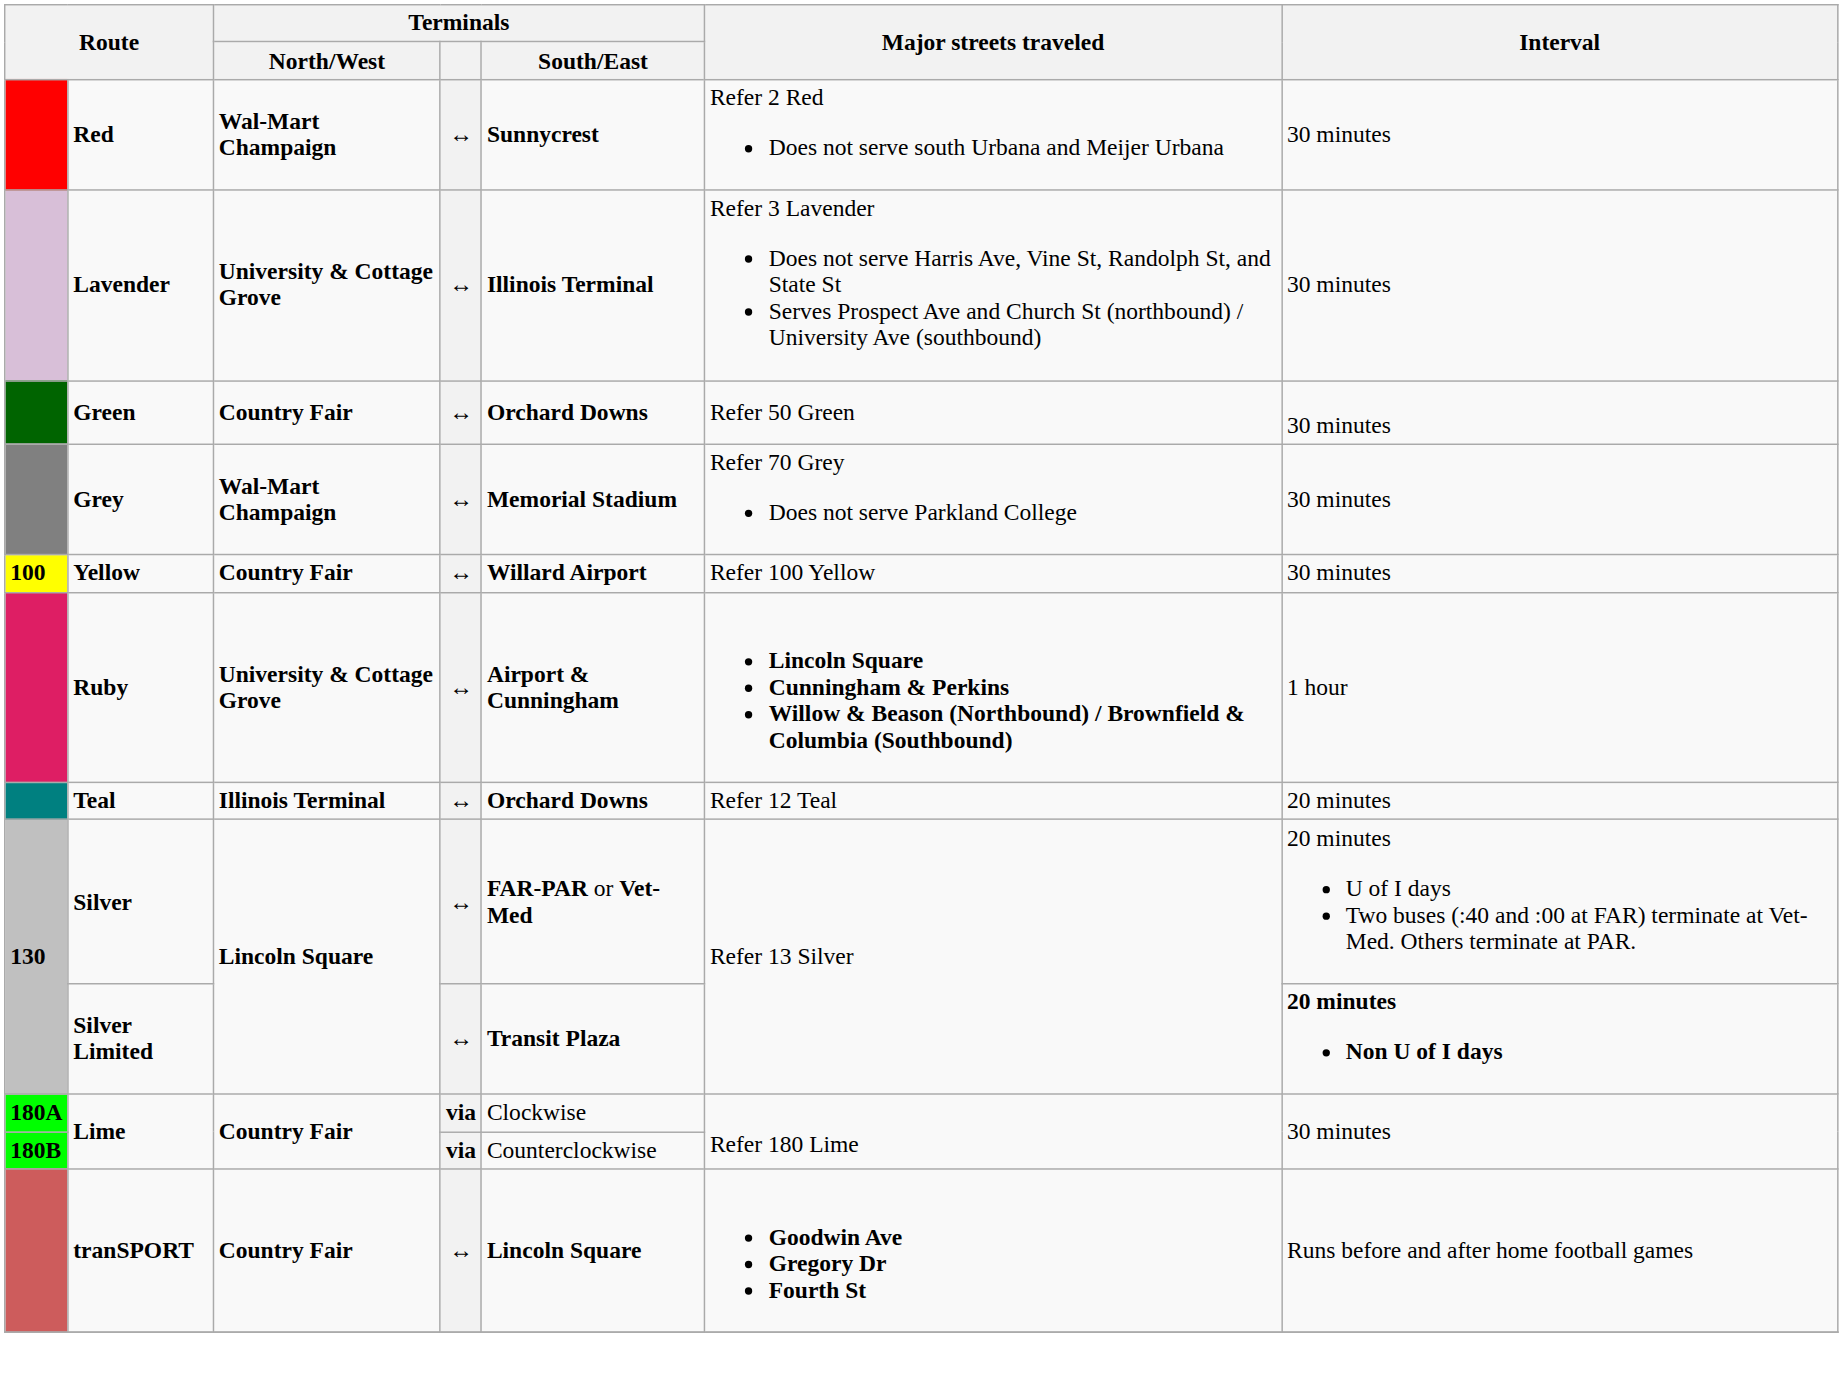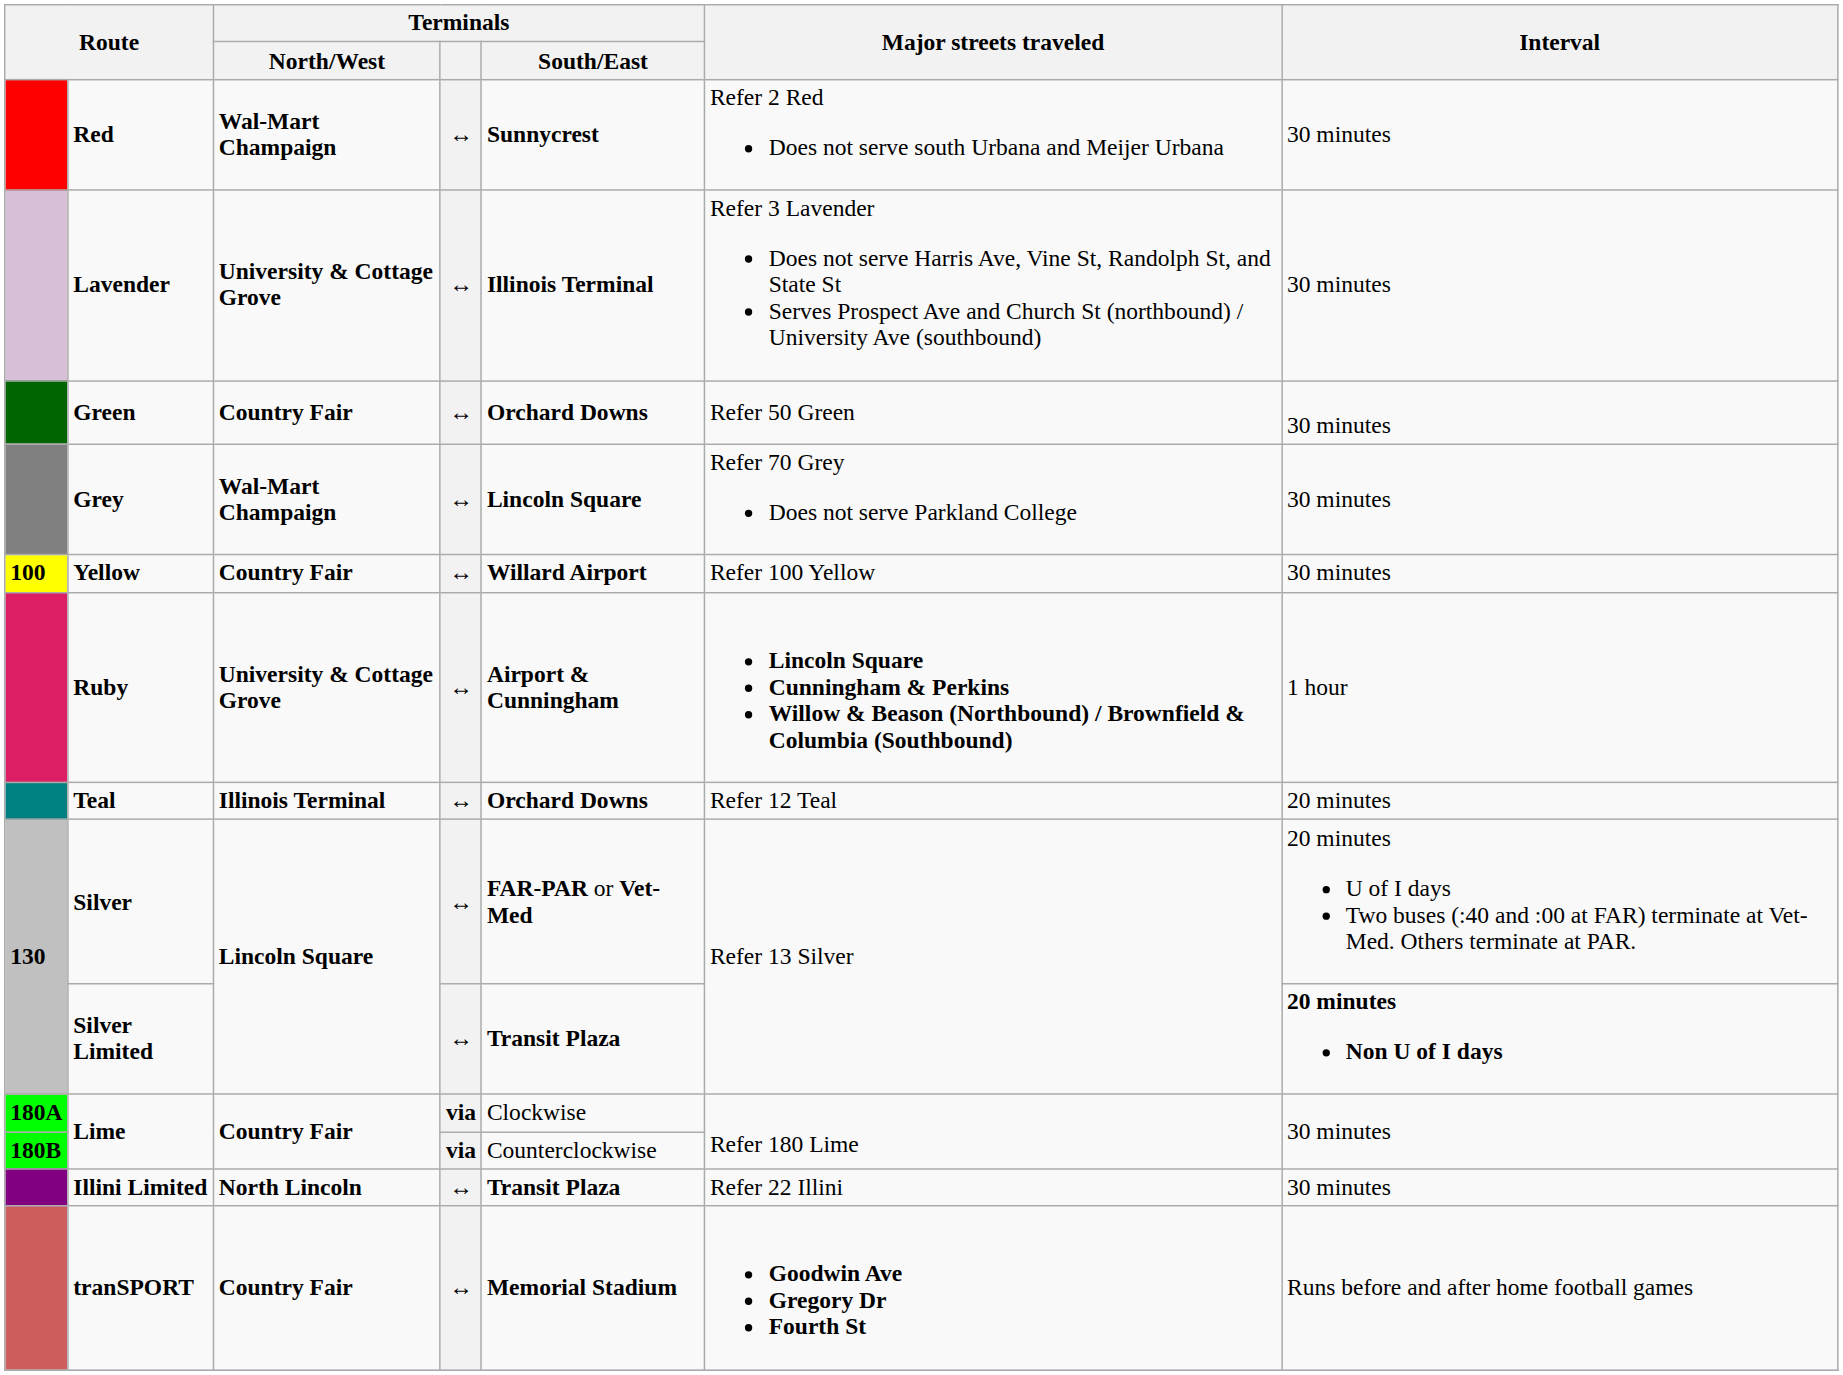(582, 499) Memorial Stadium -> (564, 499) Lincoln Square
+ row: (36, 1187)
(564, 1250) Lincoln Square -> (582, 1287) Memorial Stadium
